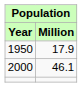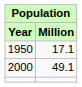(63, 49) 17.9 -> (63, 49) 17.1
(63, 67) 46.1 -> (63, 67) 49.1
